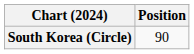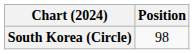(162, 37) 90 -> (162, 37) 98
